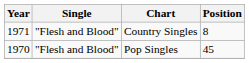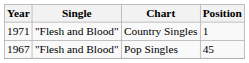(206, 31) 8 -> (206, 31) 1
(18, 49) 1970 -> (18, 49) 1967
